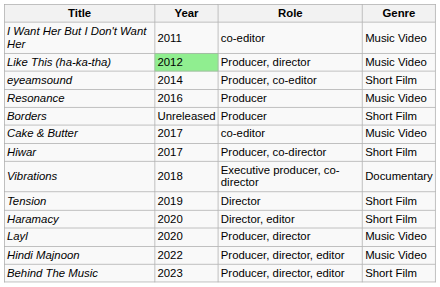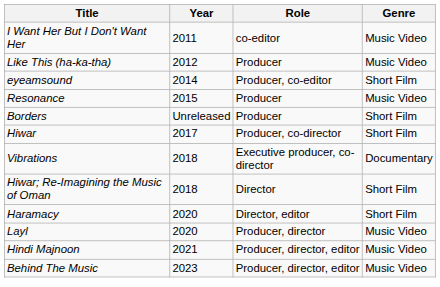(170, 62) lightgreen background -> (185, 62) no background
(266, 62) Producer, director -> (259, 62) Producer
(170, 98) 2016 -> (185, 98) 2015
- row: (42, 134)
+ row: (84, 189)
- row: (27, 201)
(170, 255) 2022 -> (185, 250) 2021
(391, 273) Short Film -> (396, 268) Music Video
